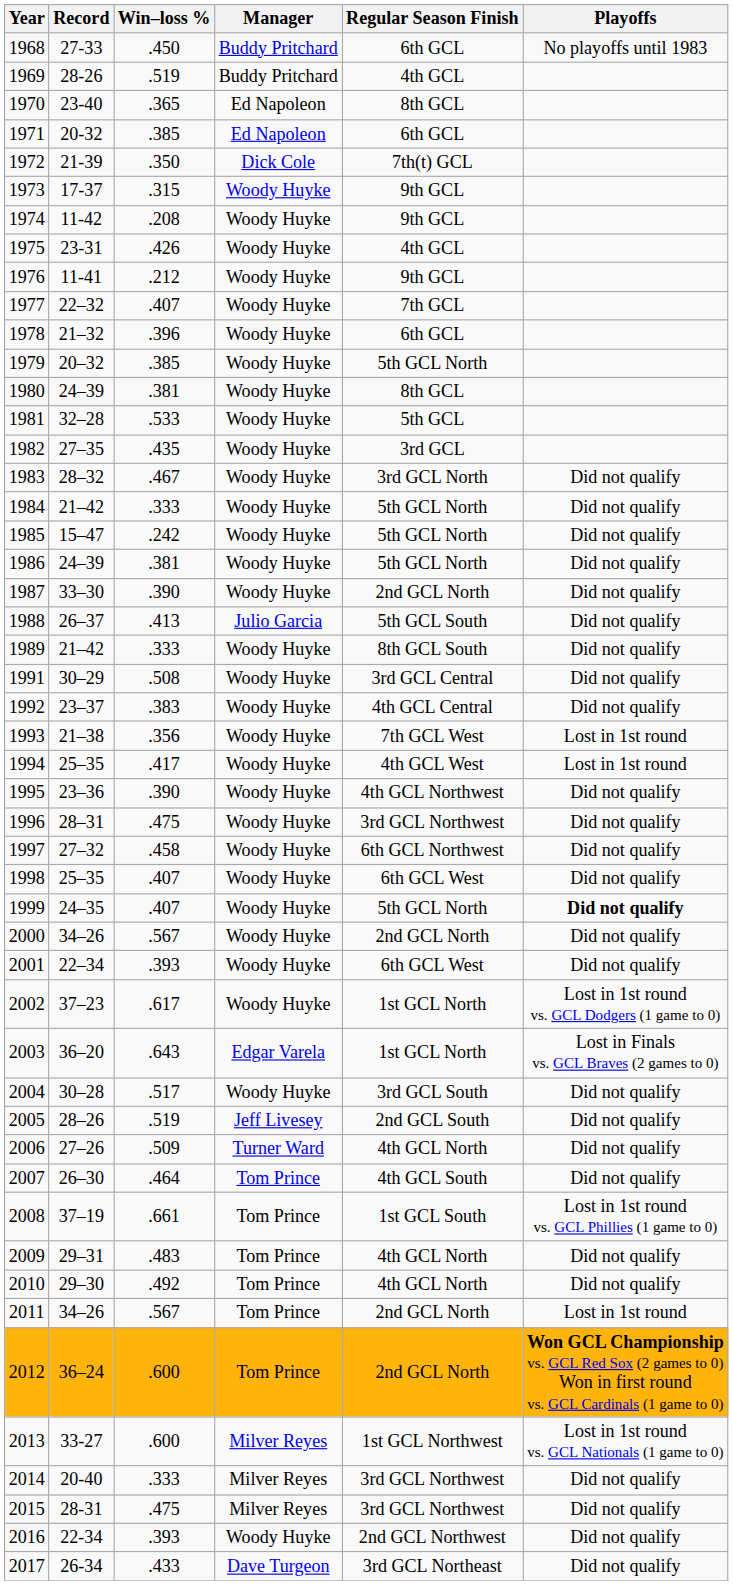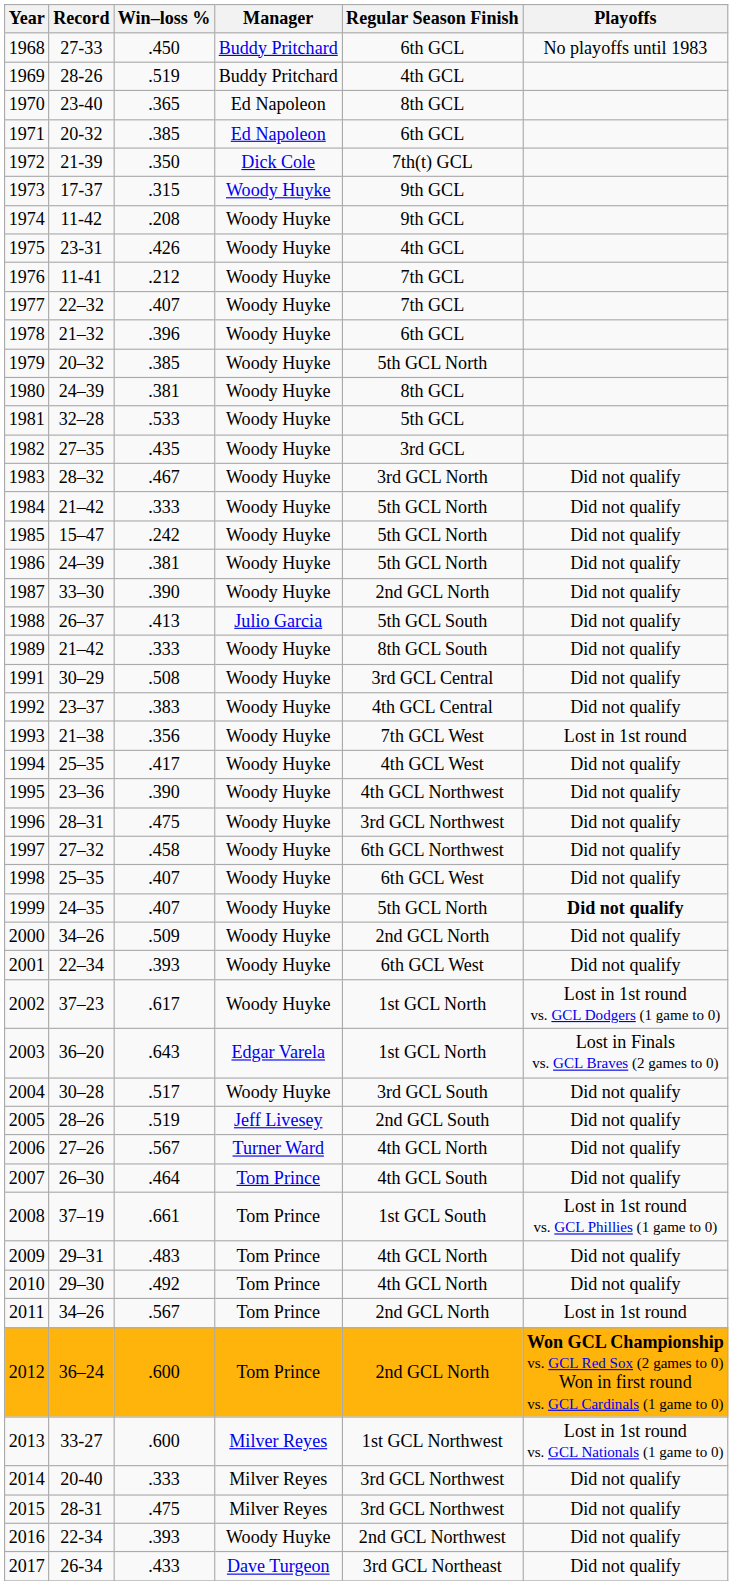(432, 276) 9th GCL -> (432, 276) 7th GCL
(625, 764) Lost in 1st round -> (625, 764) Did not qualify
(164, 936) .567 -> (164, 936) .509
(164, 1149) .509 -> (164, 1149) .567
